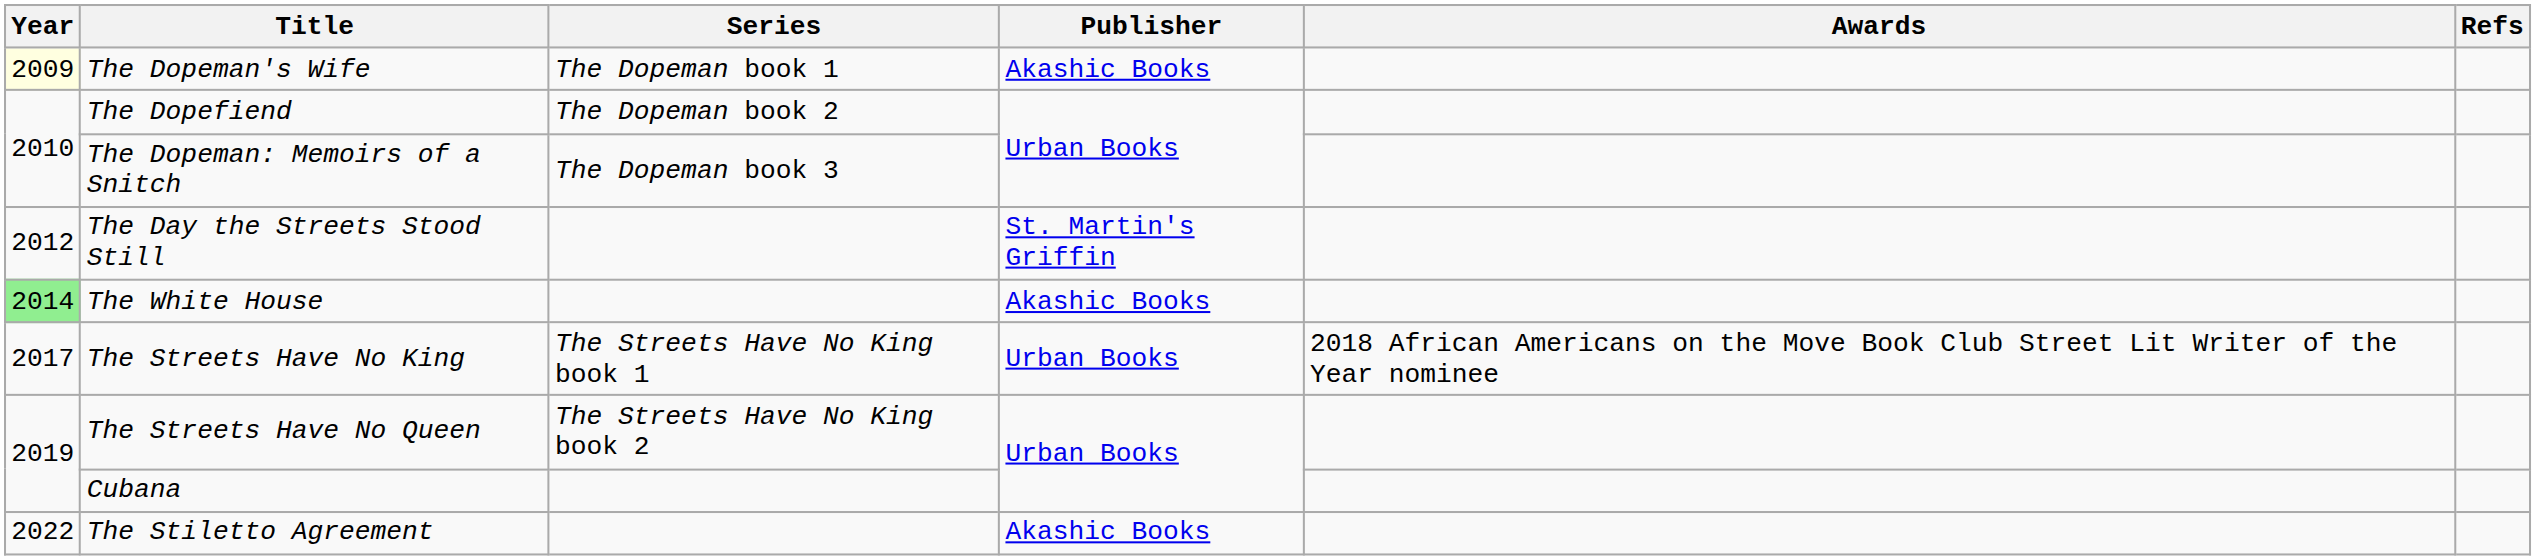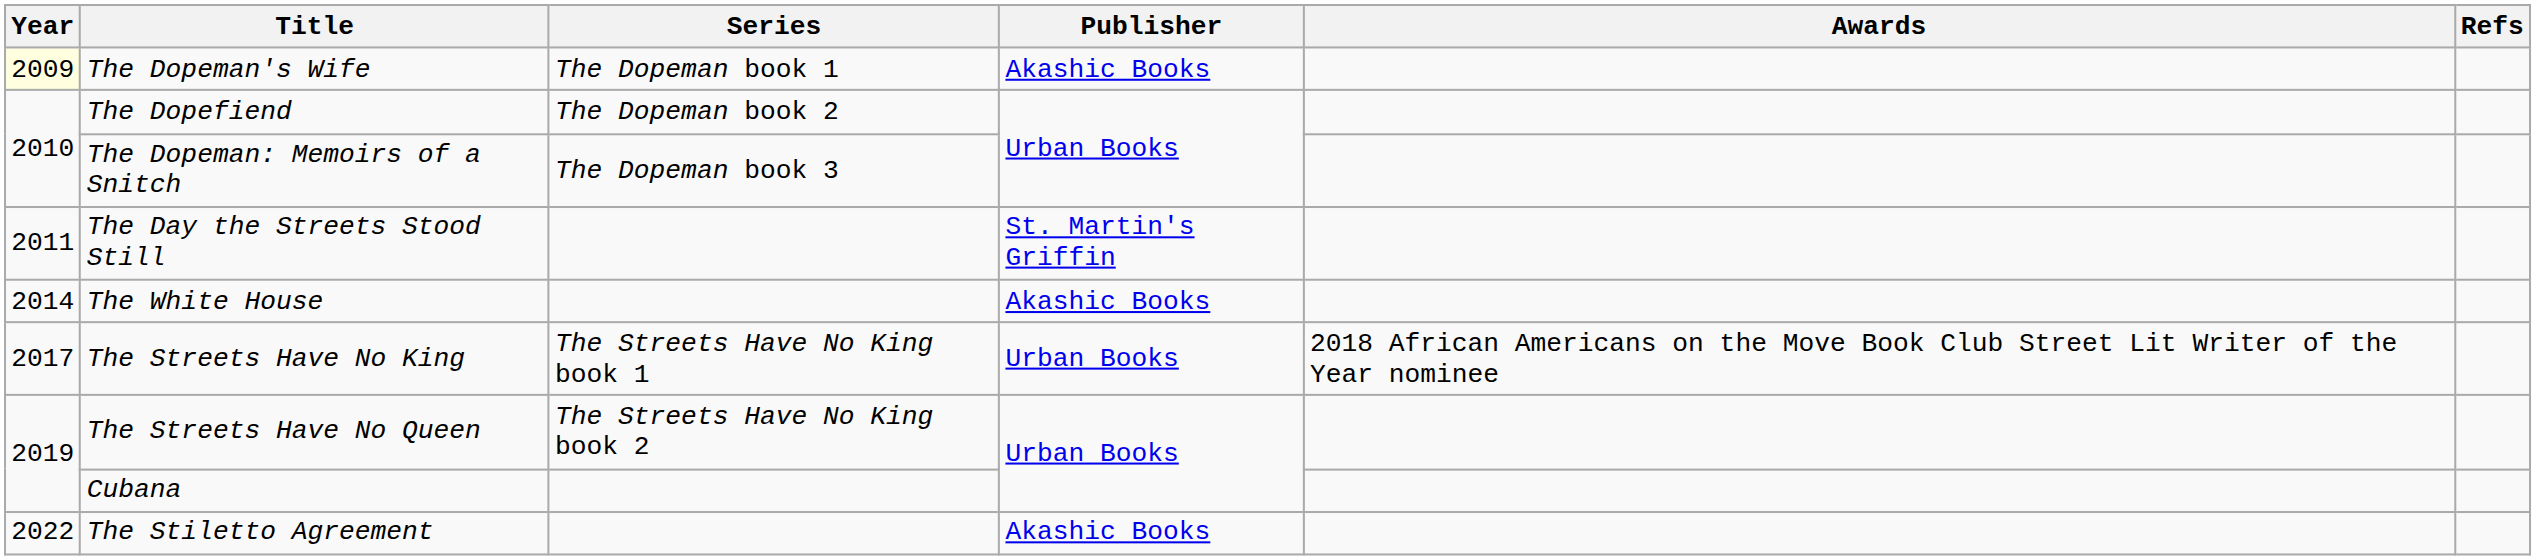(43, 243) 2012 -> (43, 243) 2011
(43, 301) lightgreen background -> (43, 301) no background
